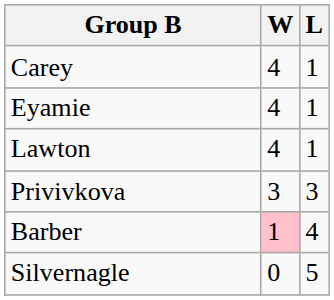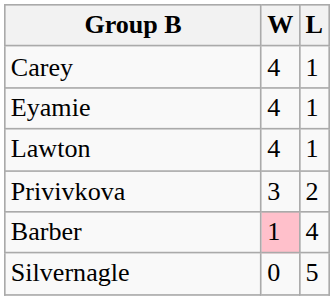(312, 190) 3 -> (312, 190) 2
